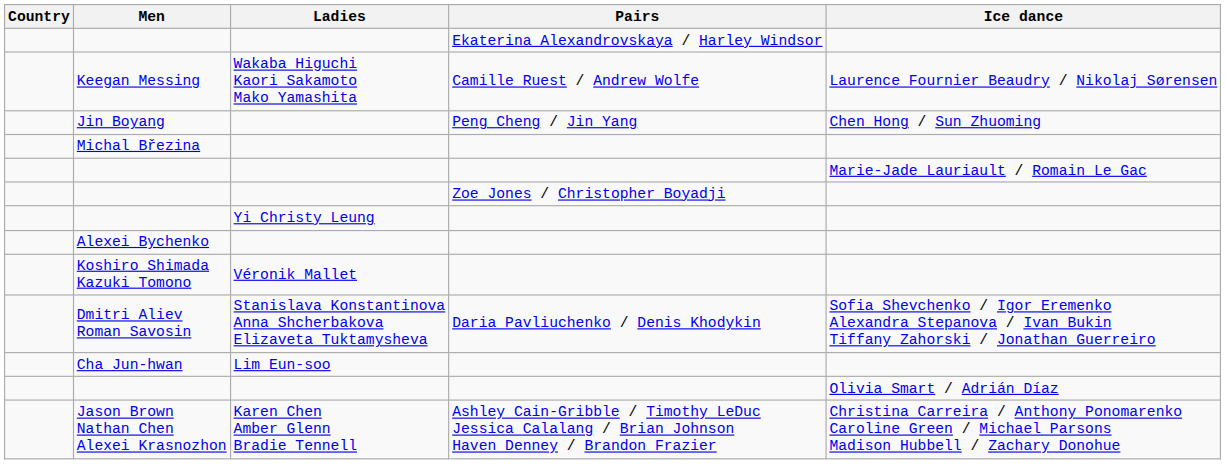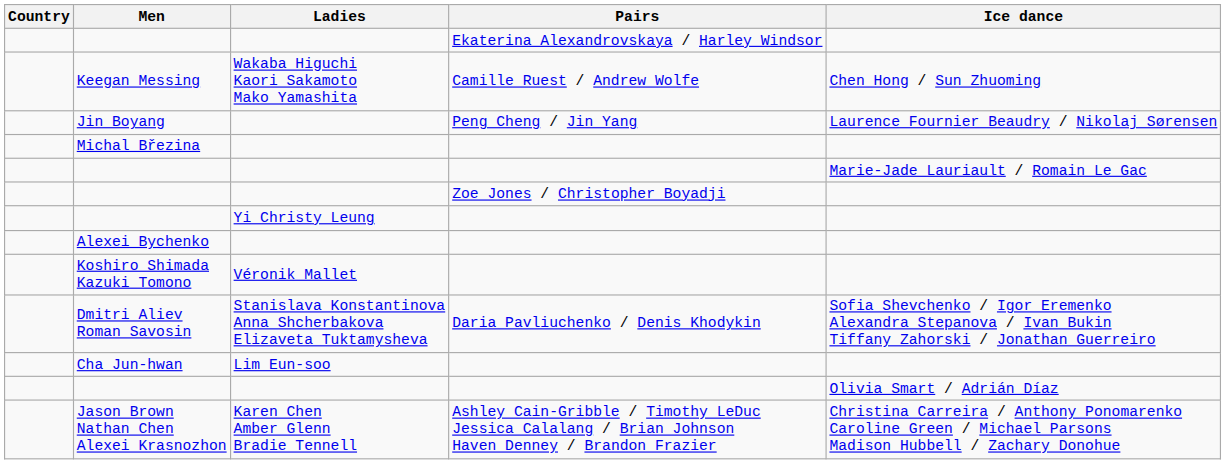(1023, 81) Laurence Fournier Beaudry / Nikolaj Sørensen -> (935, 81) Chen Hong / Sun Zhuoming
(935, 122) Chen Hong / Sun Zhuoming -> (1023, 122) Laurence Fournier Beaudry / Nikolaj Sørensen
